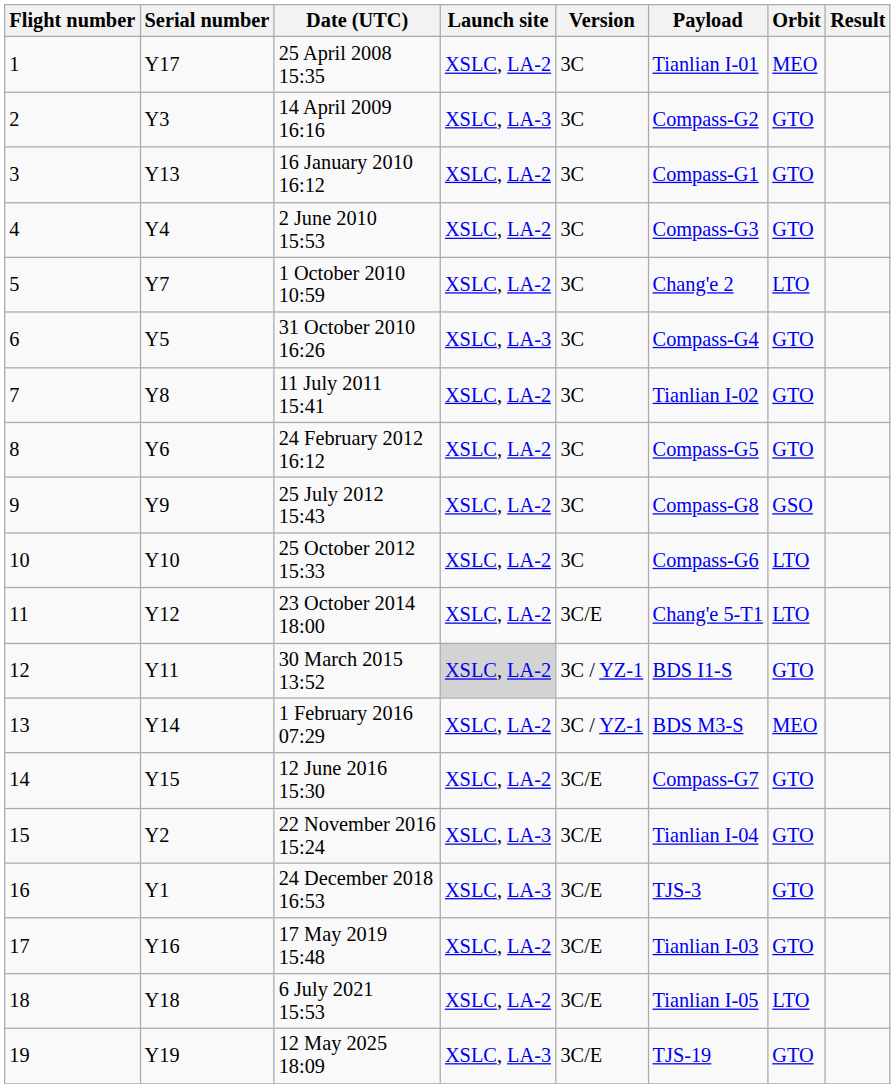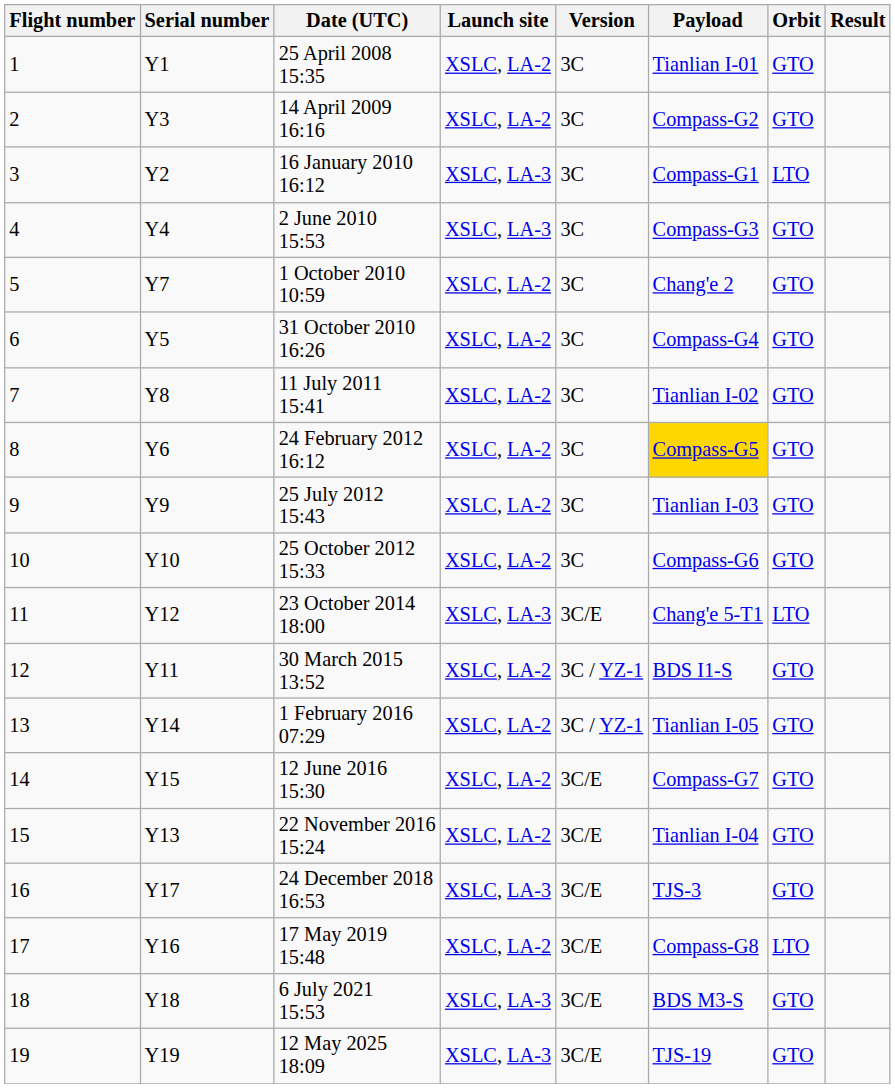(162, 64) Y17 -> (157, 64) Y1
(795, 64) MEO -> (793, 64) GTO
(498, 119) XSLC, LA-3 -> (498, 119) XSLC, LA-2
(162, 174) Y13 -> (157, 174) Y2
(498, 174) XSLC, LA-2 -> (498, 174) XSLC, LA-3
(793, 174) GTO -> (791, 174) LTO
(498, 229) XSLC, LA-2 -> (498, 229) XSLC, LA-3
(791, 284) LTO -> (793, 284) GTO
(498, 339) XSLC, LA-3 -> (498, 339) XSLC, LA-2
(706, 449) no background -> (706, 449) gold background
(706, 504) Compass-G8 -> (706, 504) Tianlian I-03
(793, 504) GSO -> (793, 504) GTO
(791, 560) LTO -> (793, 560) GTO
(498, 615) XSLC, LA-2 -> (498, 615) XSLC, LA-3
(498, 670) lightgrey background -> (498, 670) no background
(698, 725) BDS M3-S -> (706, 725) Tianlian I-05
(795, 725) MEO -> (793, 725) GTO
(157, 835) Y2 -> (162, 835) Y13
(498, 835) XSLC, LA-3 -> (498, 835) XSLC, LA-2
(157, 890) Y1 -> (162, 890) Y17
(706, 945) Tianlian I-03 -> (706, 945) Compass-G8
(793, 945) GTO -> (791, 945) LTO
(498, 1000) XSLC, LA-2 -> (498, 1000) XSLC, LA-3
(706, 1000) Tianlian I-05 -> (698, 1000) BDS M3-S
(791, 1000) LTO -> (793, 1000) GTO
